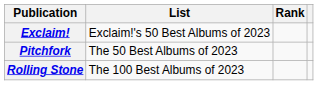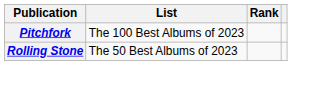- row: (45, 32)
(163, 51) The 50 Best Albums of 2023 -> (167, 32) The 100 Best Albums of 2023
(167, 70) The 100 Best Albums of 2023 -> (163, 51) The 50 Best Albums of 2023
